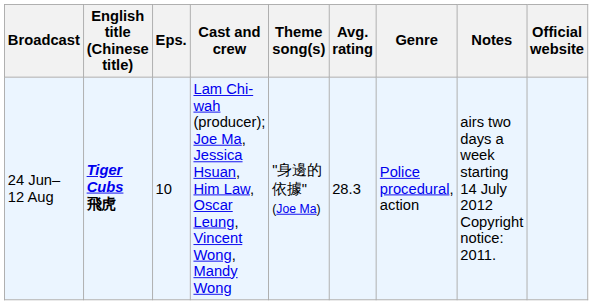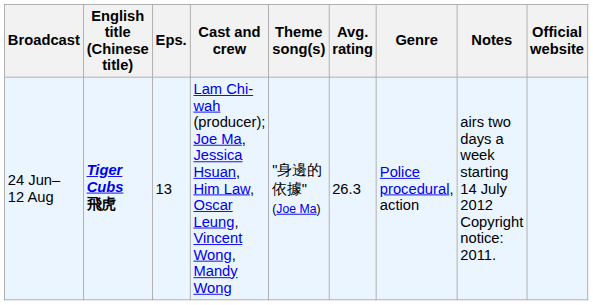(164, 188) 10 -> (164, 188) 13
(347, 188) 28.3 -> (347, 188) 26.3
